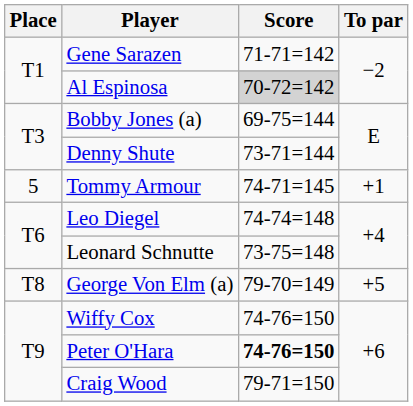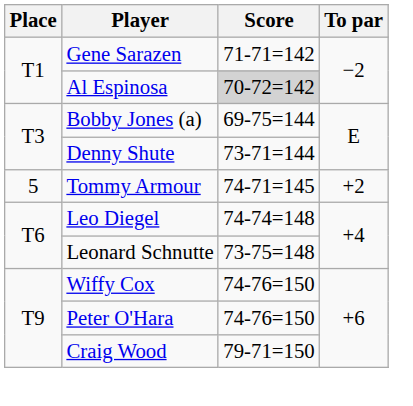(373, 185) +1 -> (354, 185) +2
- row: (150, 284)
(289, 350) bold -> (269, 317) normal
